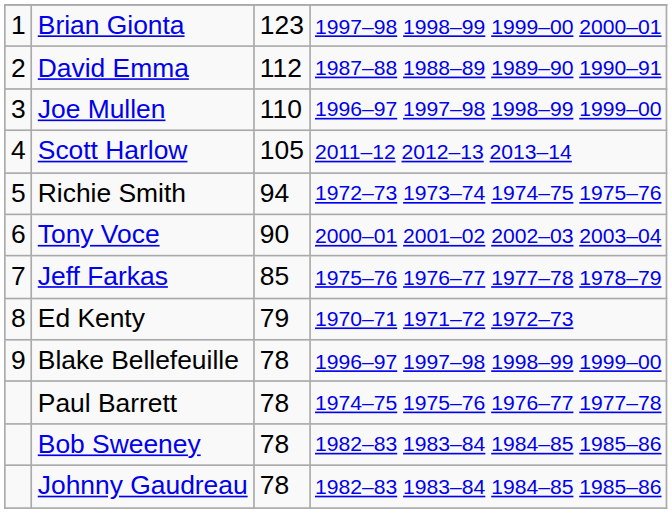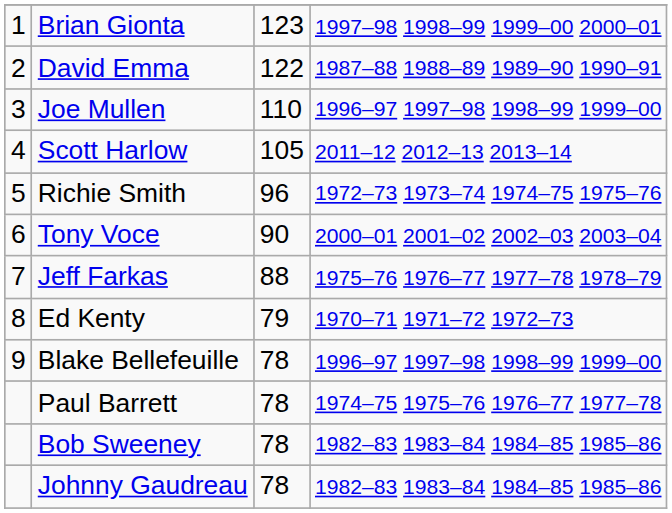(281, 67) 112 -> (282, 67) 122
(275, 192) 94 -> (275, 192) 96
(275, 276) 85 -> (275, 276) 88
